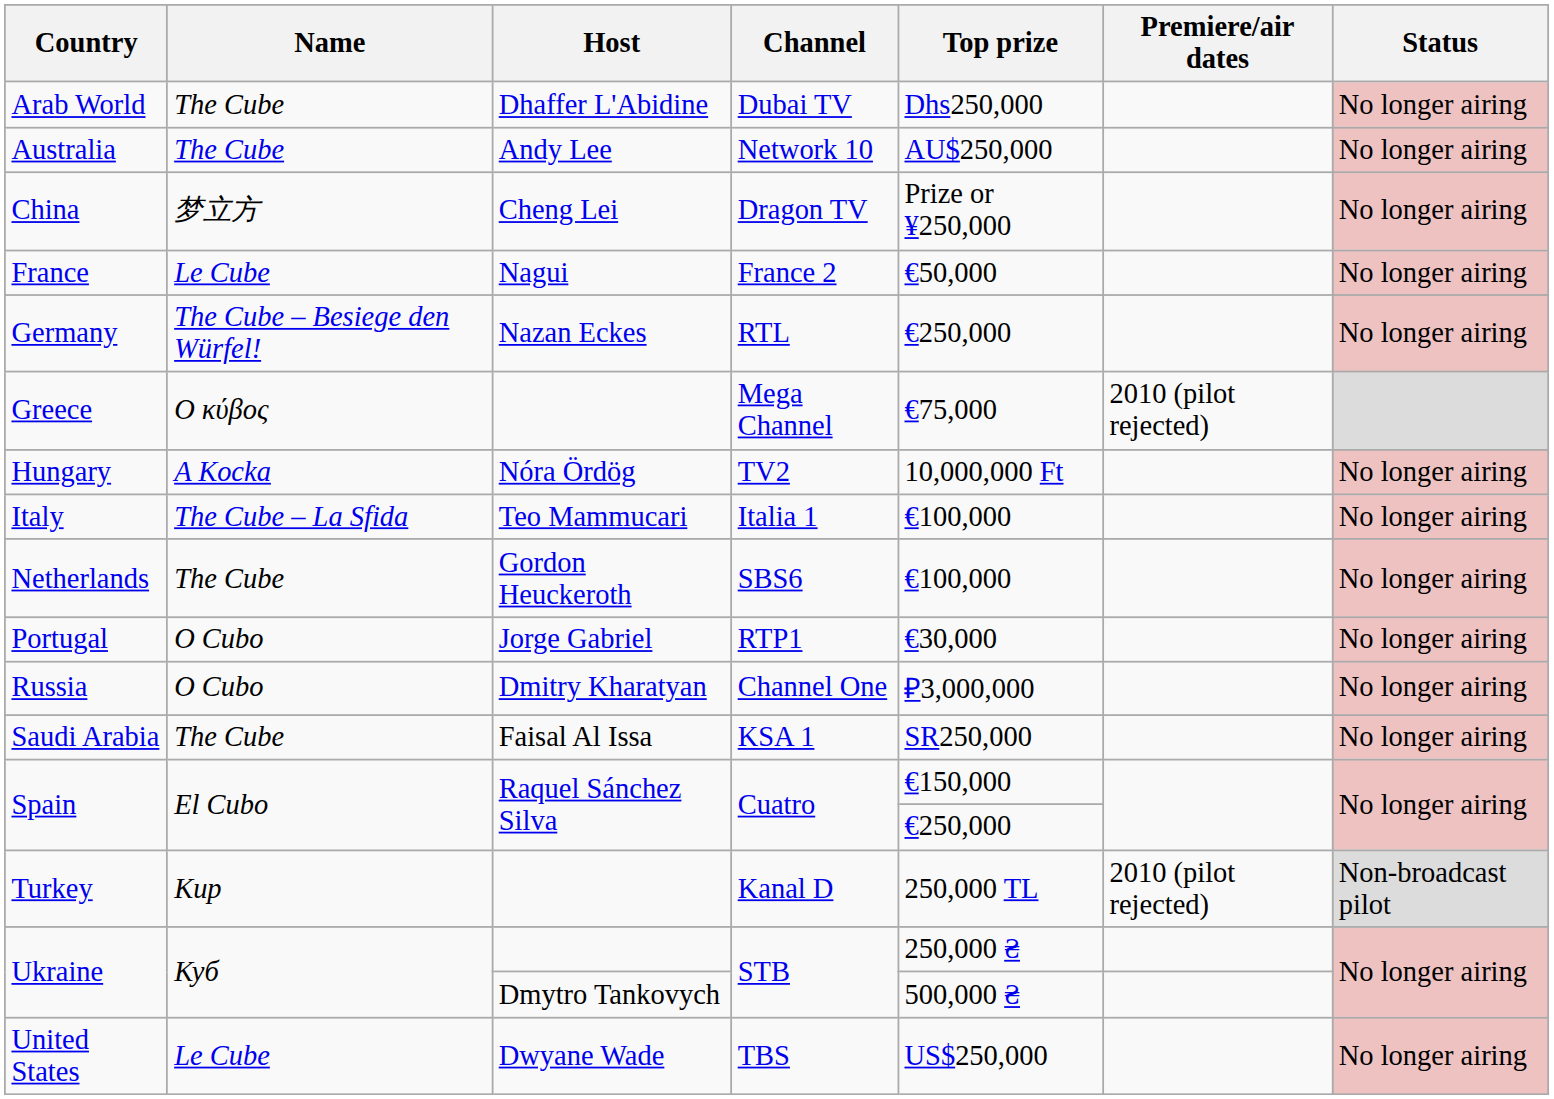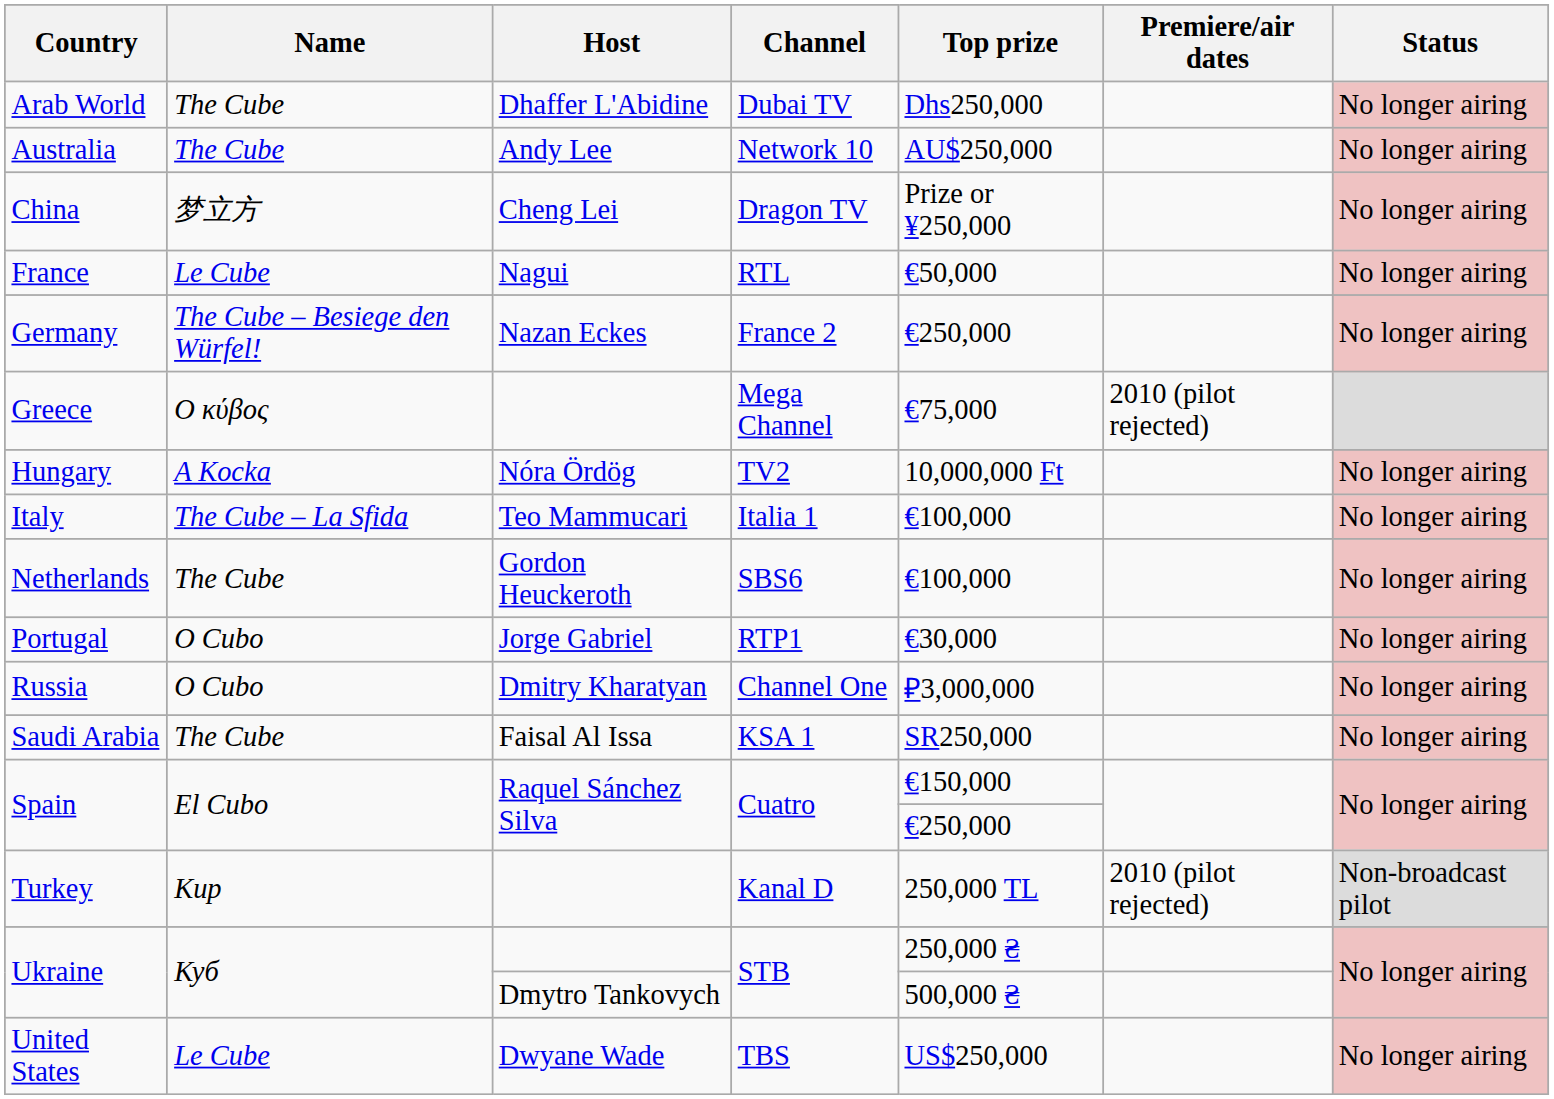(787, 271) France 2 -> (764, 271) RTL
(764, 333) RTL -> (787, 333) France 2
